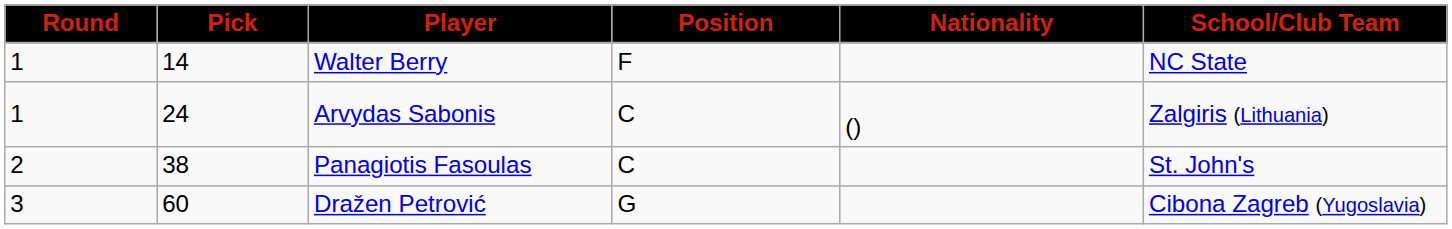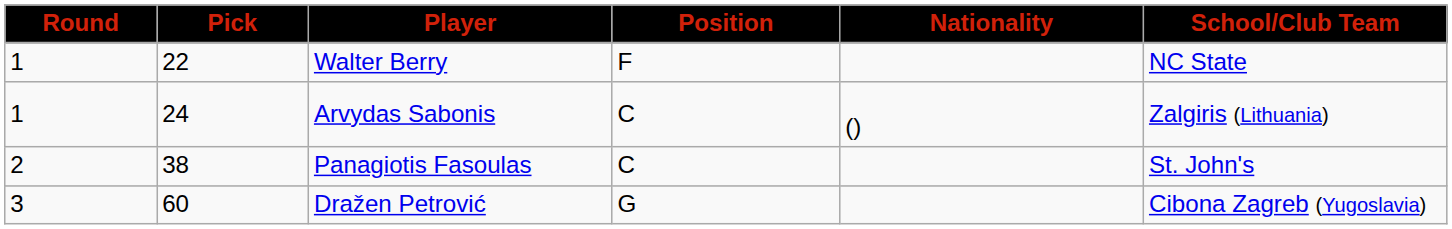(176, 61) 14 -> (176, 61) 22
